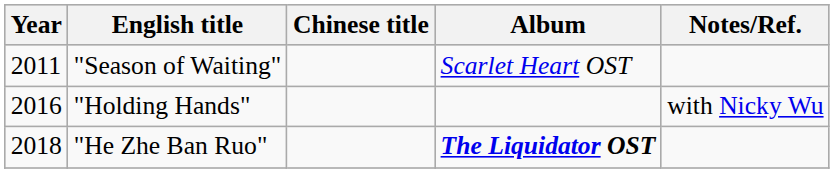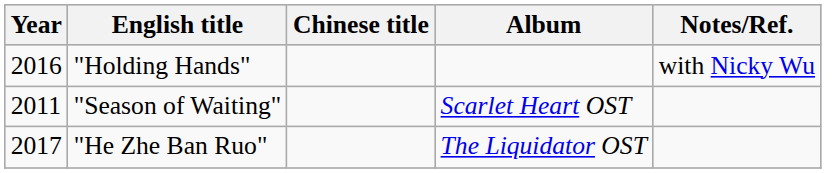rows swapped: (177, 65) <-> (162, 106)
(36, 146) 2018 -> (36, 146) 2017
(548, 146) bold -> (544, 146) normal
